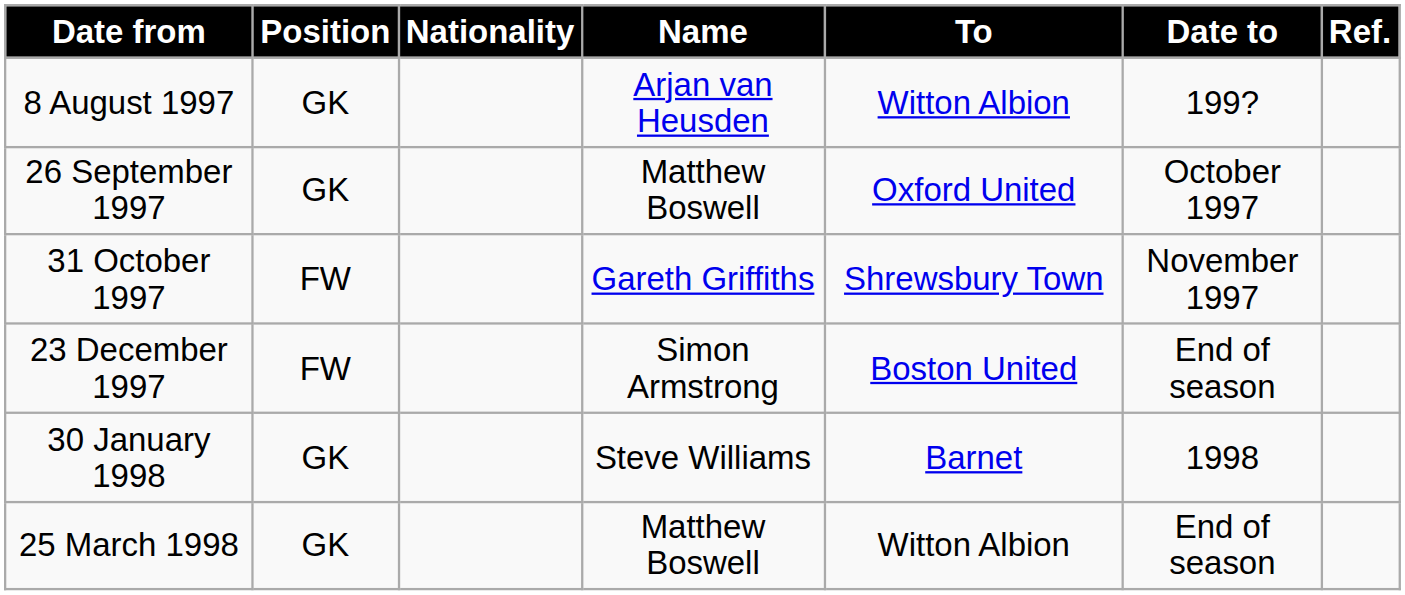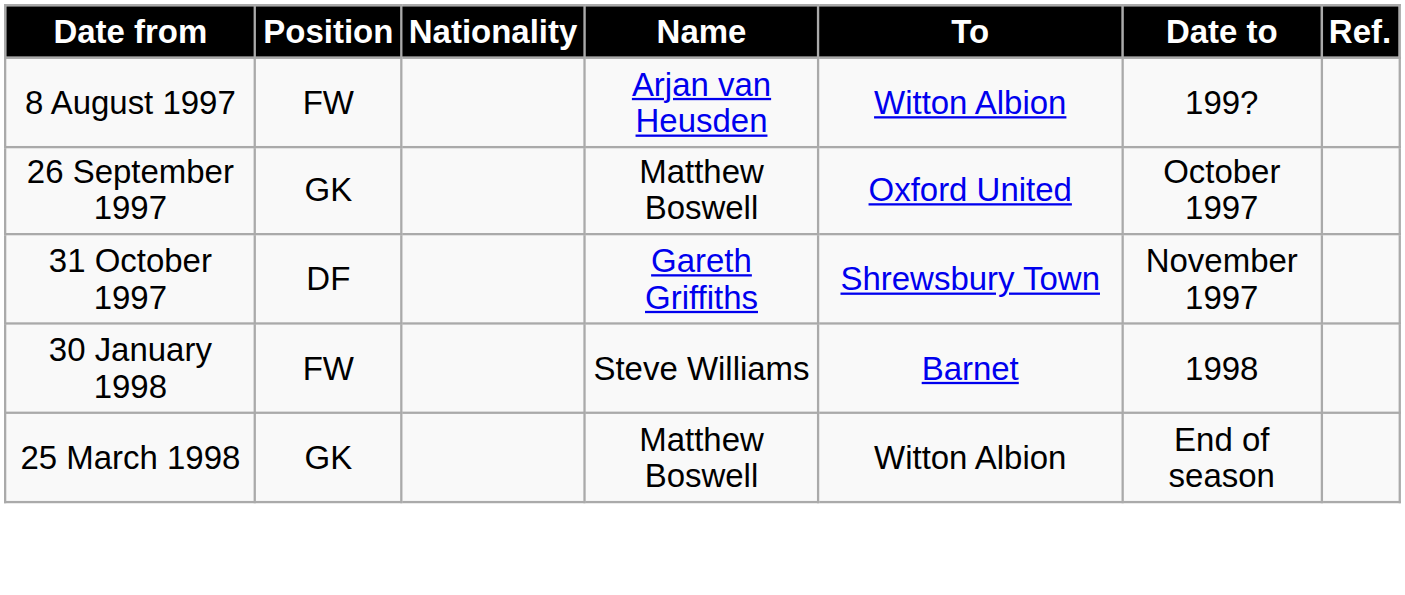(325, 102) GK -> (328, 102) FW
(325, 279) FW -> (328, 279) DF
- row: (129, 368)
(325, 457) GK -> (328, 368) FW
